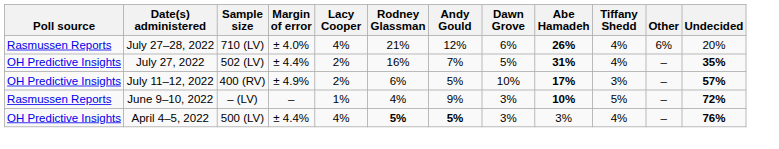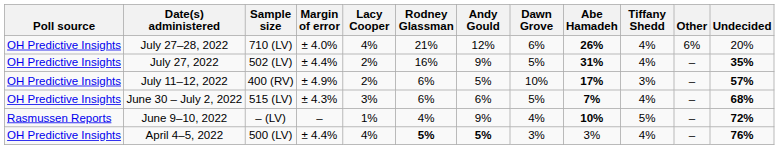(59, 45) Rasmussen Reports -> (64, 45) OH Predictive Insights
(455, 63) 7% -> (483, 63) 9%
+ row: (184, 99)
(508, 99) 3% -> (537, 118) 4%
